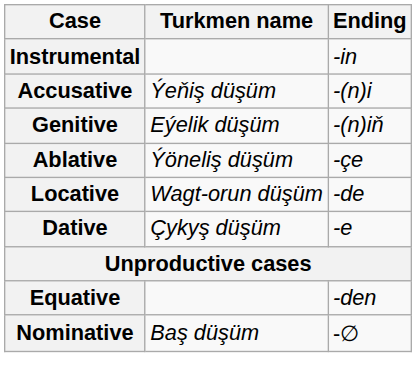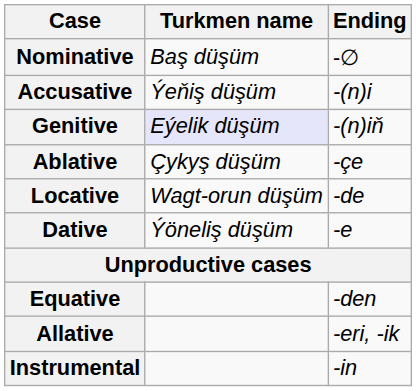rows swapped: (75, 333) <-> (75, 56)
(215, 125) no background -> (215, 126) lavender background
(222, 159) Ýöneliş düşüm -> (216, 161) Çykyş düşüm
(216, 228) Çykyş düşüm -> (222, 230) Ýöneliş düşüm
+ row: (75, 333)
